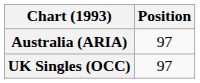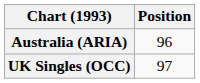(164, 41) 97 -> (164, 41) 96
